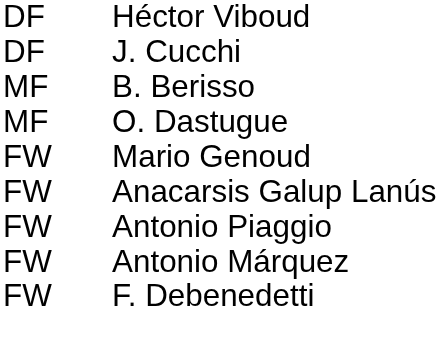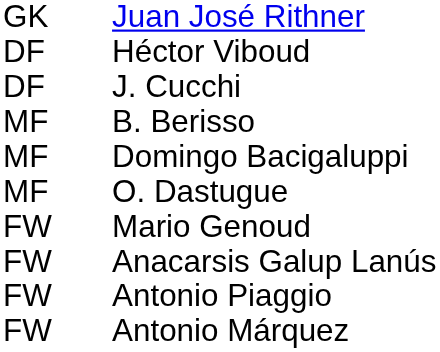+ row: (238, 16)
+ row: (260, 156)
- row: (213, 295)
